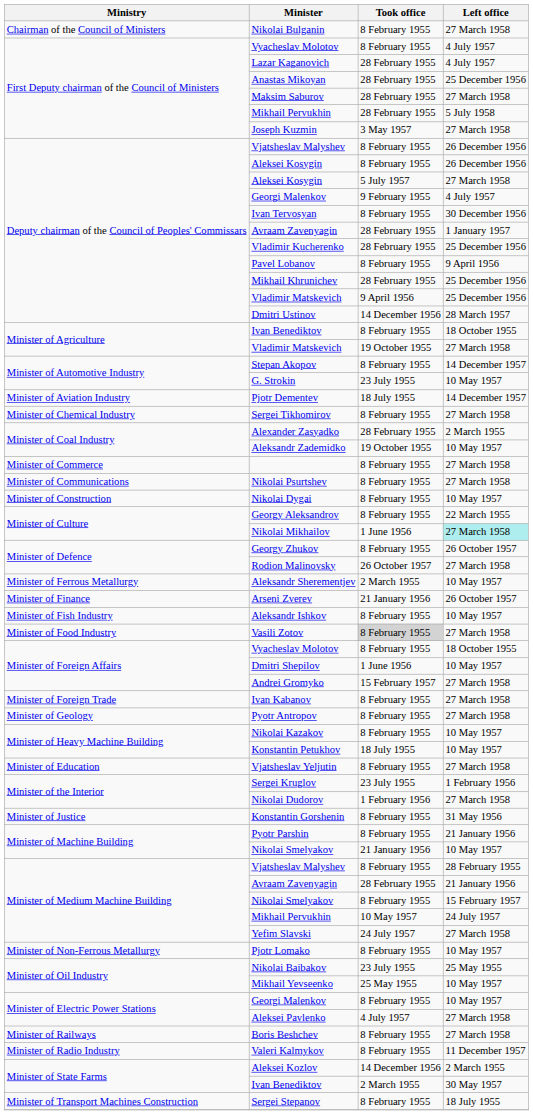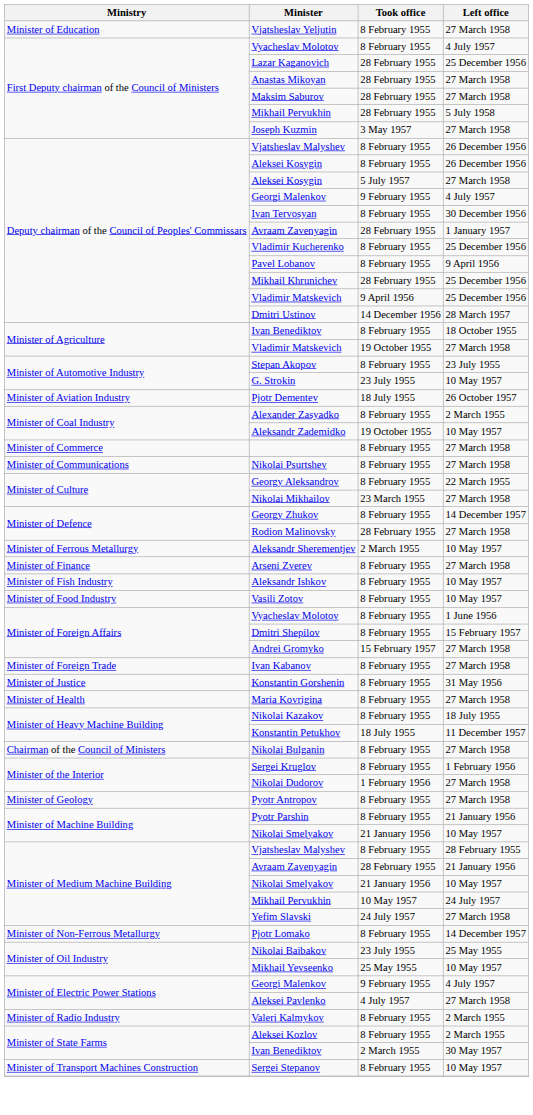rows swapped: (86, 29) <-> (53, 766)
(470, 63) 4 July 1957 -> (486, 63) 25 December 1956
(486, 79) 25 December 1956 -> (478, 79) 27 March 1958
(398, 247) 28 February 1955 -> (395, 247) 8 February 1955
(486, 364) 14 December 1957 -> (473, 364) 23 July 1955
(486, 398) 14 December 1957 -> (481, 398) 26 October 1957
- row: (71, 414)
(398, 431) 28 February 1955 -> (395, 414) 8 February 1955
- row: (59, 498)
(386, 532) 1 June 1956 -> (393, 498) 23 March 1955
(478, 532) paleturquoise background -> (478, 498) no background
(481, 548) 26 October 1957 -> (486, 515) 14 December 1957
(396, 565) 26 October 1957 -> (398, 532) 28 February 1955
(395, 599) 21 January 1956 -> (395, 565) 8 February 1955
(481, 599) 26 October 1957 -> (478, 565) 27 March 1958
(395, 632) lightgrey background -> (395, 599) no background
(478, 632) 27 March 1958 -> (474, 599) 10 May 1957
(481, 649) 18 October 1955 -> (471, 615) 1 June 1956
(386, 666) 1 June 1956 -> (395, 632) 8 February 1955
(474, 666) 10 May 1957 -> (483, 632) 15 February 1957
rows swapped: (50, 716) <-> (46, 816)
+ row: (46, 699)
(474, 733) 10 May 1957 -> (473, 716) 18 July 1955
(474, 749) 10 May 1957 -> (486, 733) 11 December 1957
(388, 783) 23 July 1955 -> (395, 766) 8 February 1955
(395, 900) 8 February 1955 -> (395, 883) 21 January 1956
(483, 900) 15 February 1957 -> (474, 883) 10 May 1957
(474, 950) 10 May 1957 -> (486, 933) 14 December 1957
(395, 1000) 8 February 1955 -> (395, 984) 9 February 1955
(474, 1000) 10 May 1957 -> (470, 984) 4 July 1957
- row: (51, 1034)
(486, 1051) 11 December 1957 -> (475, 1017) 2 March 1955
(401, 1067) 14 December 1956 -> (395, 1034) 8 February 1955
(473, 1101) 18 July 1955 -> (474, 1067) 10 May 1957
